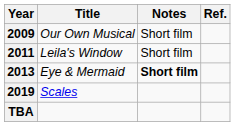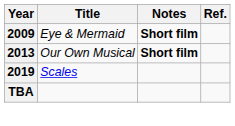(88, 33) Our Own Musical -> (82, 33) Eye & Mermaid
(166, 33) normal -> (169, 33) bold
- row: (21, 53)
(82, 72) Eye & Mermaid -> (88, 53) Our Own Musical
